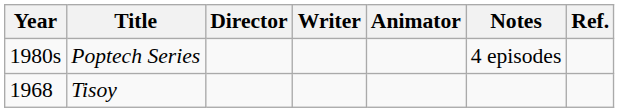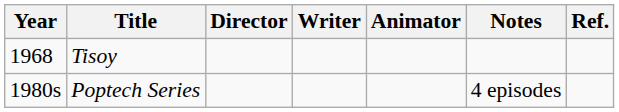rows swapped: (94, 90) <-> (136, 55)
